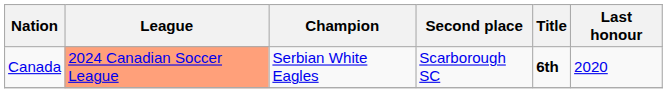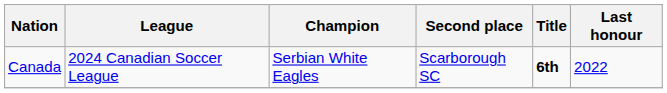(145, 67) lightsalmon background -> (145, 67) no background
(591, 67) 2020 -> (591, 67) 2022
